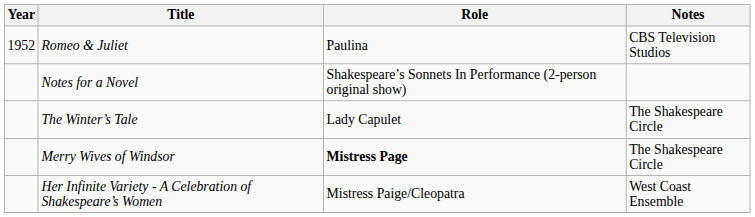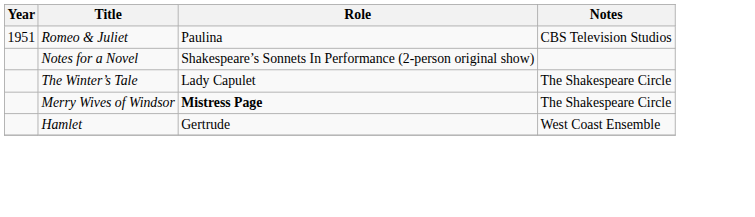(21, 44) 1952 -> (21, 37) 1951
+ row: (62, 124)
- row: (146, 194)
